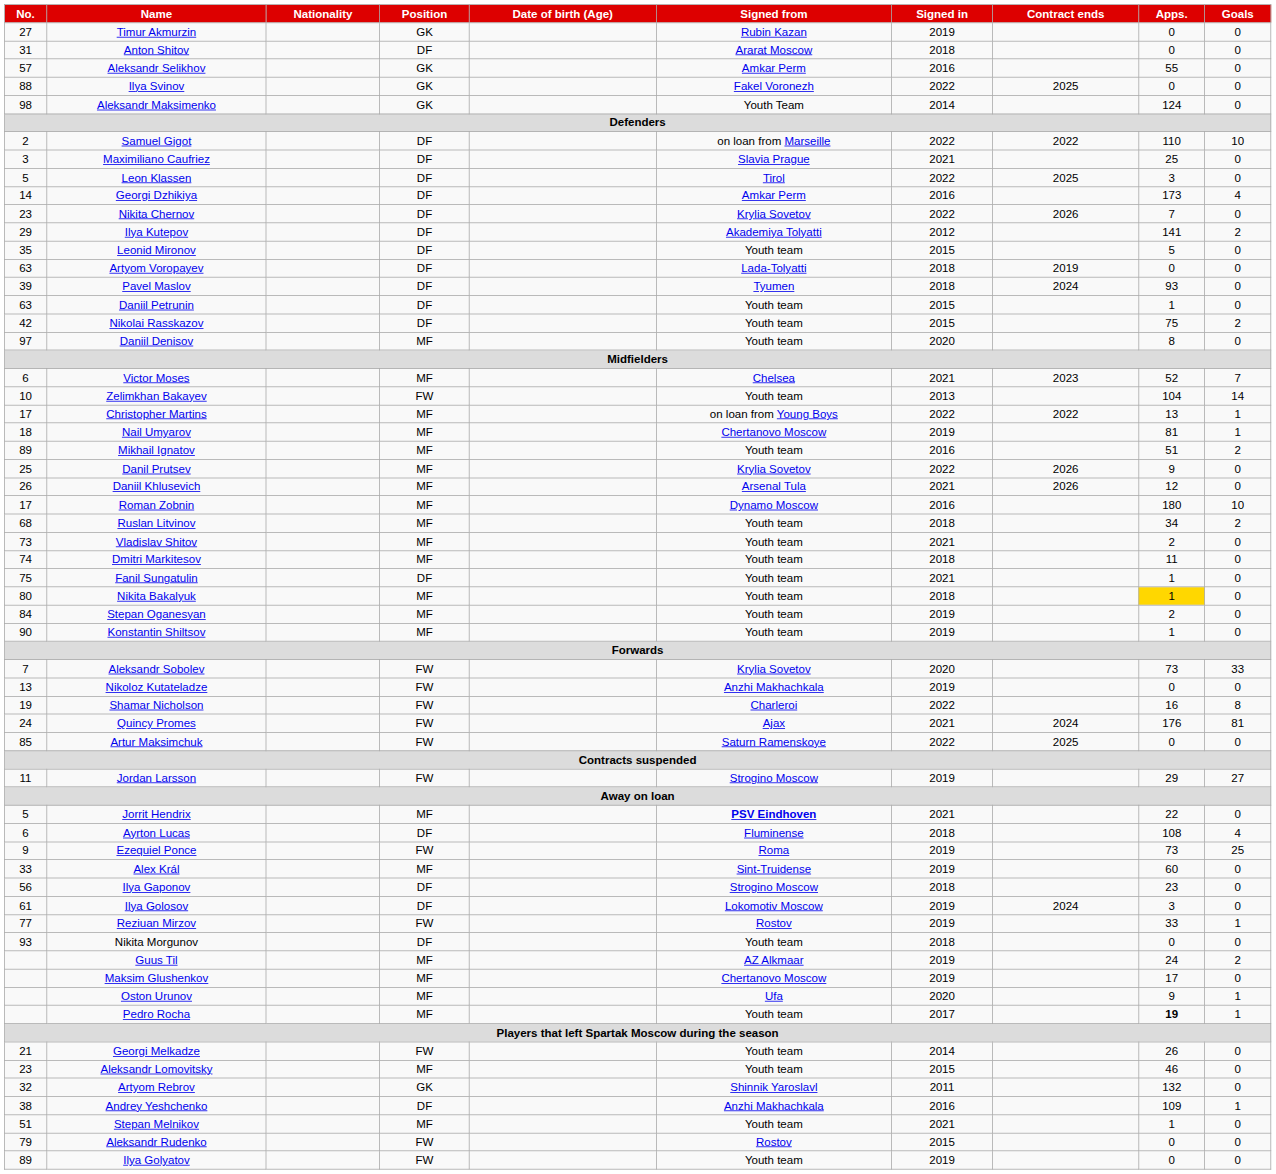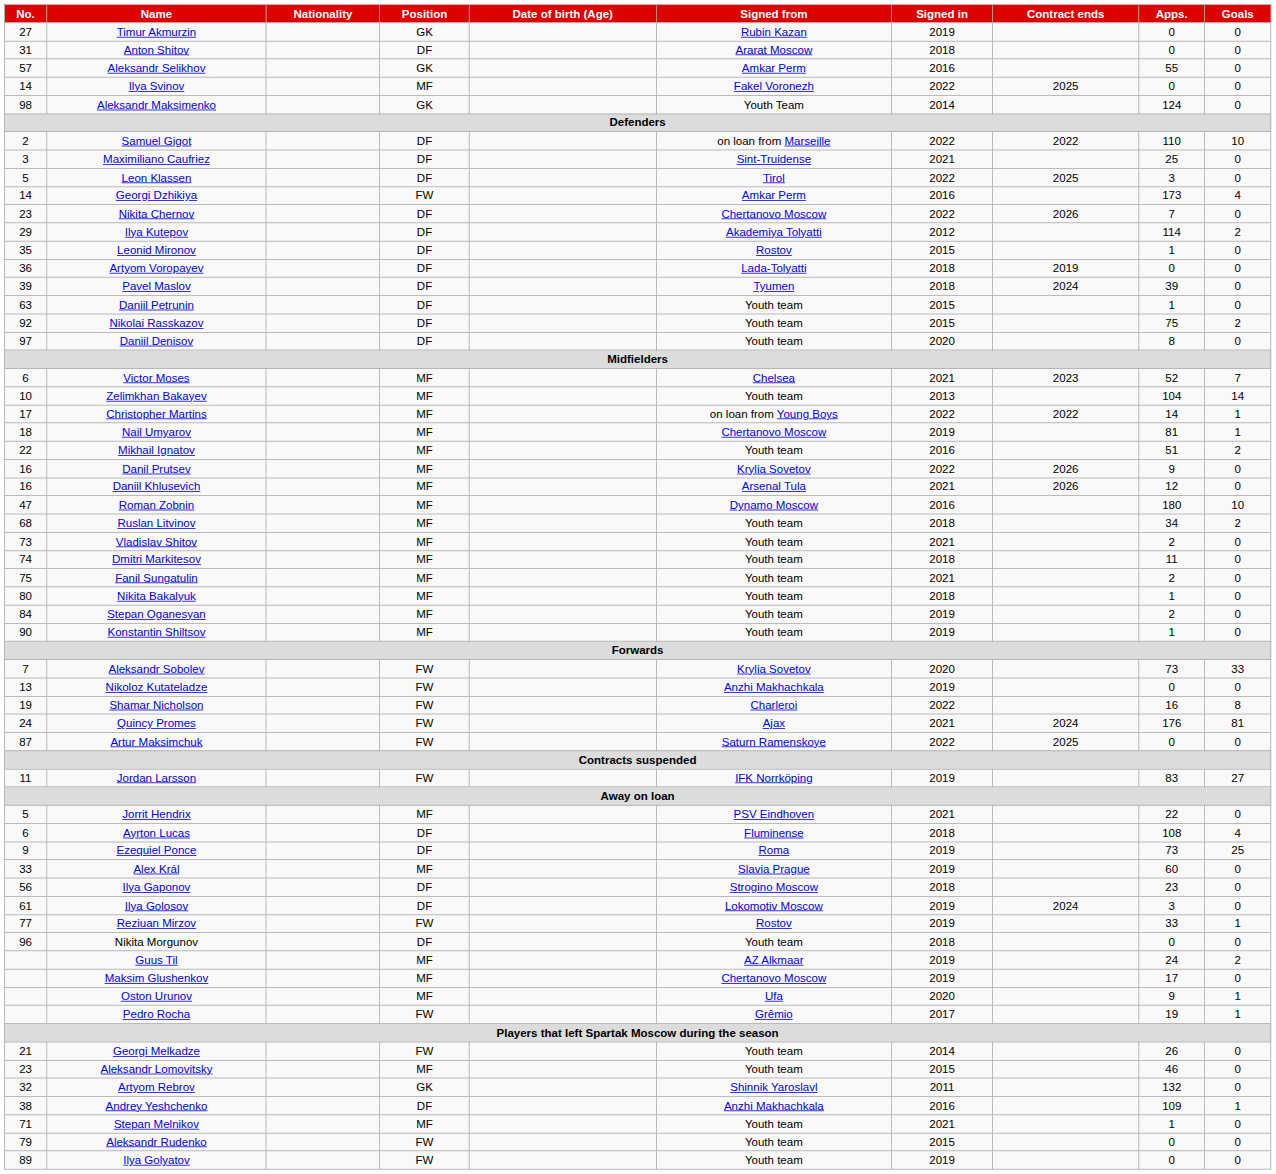(26, 87) 88 -> (26, 87) 14
(425, 87) GK -> (424, 87) MF
(774, 159) Slavia Prague -> (774, 159) Sint-Truidense
(425, 196) DF -> (425, 196) FW
(774, 214) Krylia Sovetov -> (774, 214) Chertanovo Moscow
(1172, 232) 141 -> (1172, 232) 114
(774, 250) Youth team -> (774, 250) Rostov
(1172, 250) 5 -> (1172, 250) 1
(26, 269) 63 -> (26, 269) 36
(1172, 287) 93 -> (1172, 287) 39
(26, 323) 42 -> (26, 323) 92
(424, 341) MF -> (425, 341) DF
(425, 396) FW -> (424, 396) MF
(1172, 414) 13 -> (1172, 414) 14
(26, 451) 89 -> (26, 451) 22
(26, 469) 25 -> (26, 469) 16
(26, 487) 26 -> (26, 487) 16
(26, 505) 17 -> (26, 505) 47
(425, 578) DF -> (424, 578) MF
(1172, 578) 1 -> (1172, 578) 2
(1172, 596) gold background -> (1172, 596) no background
(26, 742) 85 -> (26, 742) 87
(774, 778) Strogino Moscow -> (774, 778) IFK Norrköping
(1172, 778) 29 -> (1172, 778) 83
(774, 815) bold -> (774, 815) normal
(425, 851) FW -> (425, 851) DF
(774, 869) Sint-Truidense -> (774, 869) Slavia Prague
(26, 942) 93 -> (26, 942) 96
(424, 1015) MF -> (425, 1015) FW
(774, 1015) Youth team -> (774, 1015) Grêmio
(1172, 1015) bold -> (1172, 1015) normal
(26, 1124) 51 -> (26, 1124) 71
(774, 1142) Rostov -> (774, 1142) Youth team
